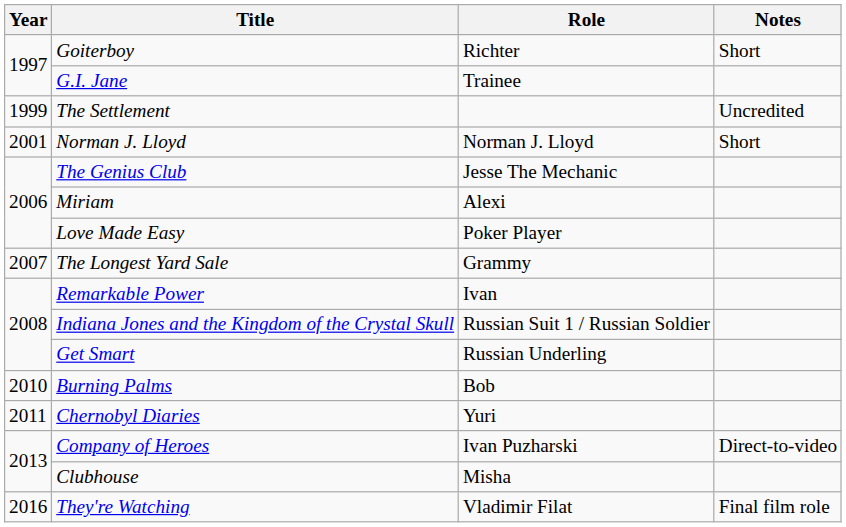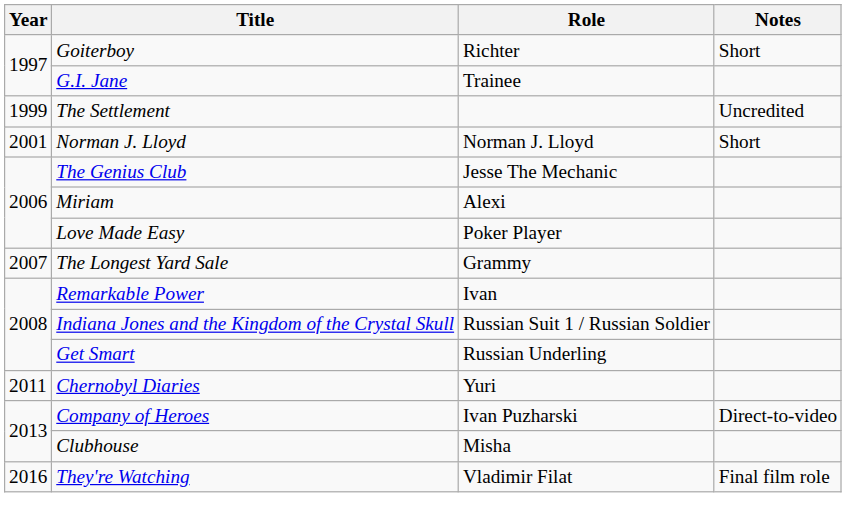- row: (114, 385)
